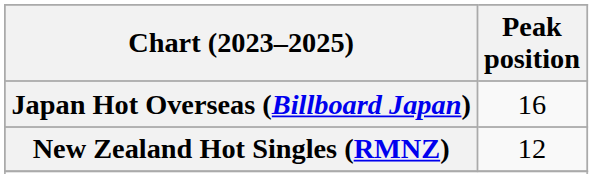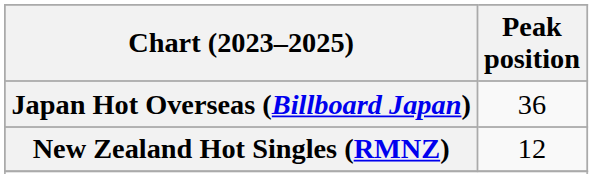(532, 103) 16 -> (532, 103) 36
